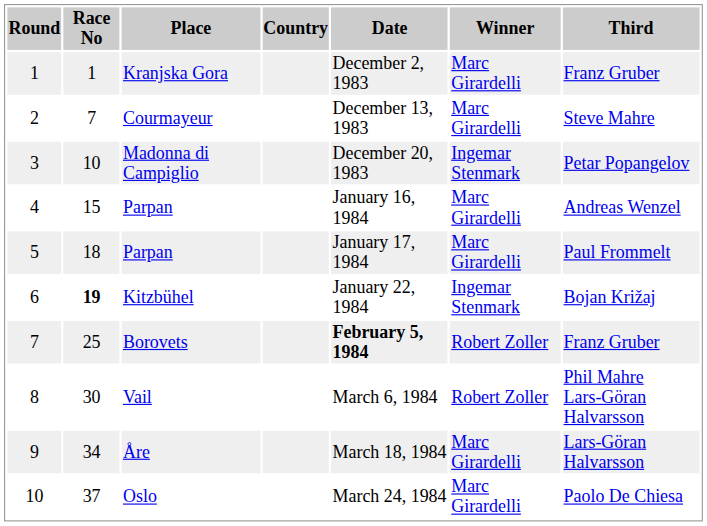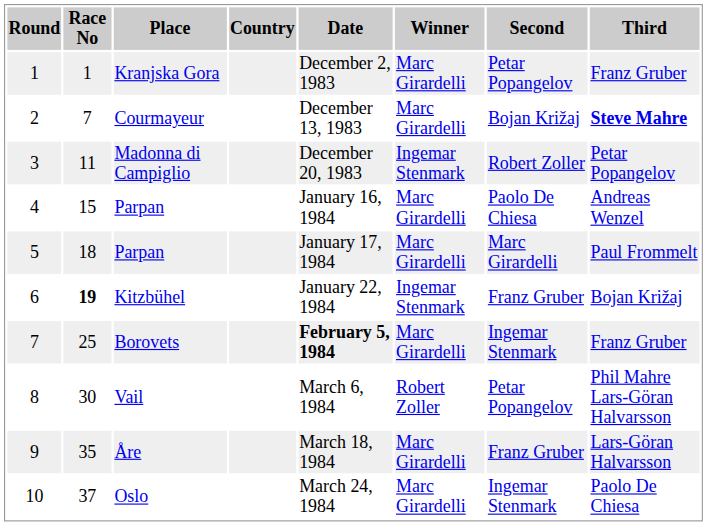+ column: (537, 28)
(609, 118) normal -> (639, 118) bold
(92, 162) 10 -> (87, 162) 11
(500, 342) Robert Zoller -> (431, 342) Marc Girardelli
(92, 451) 34 -> (87, 451) 35
